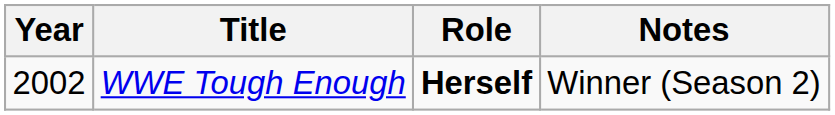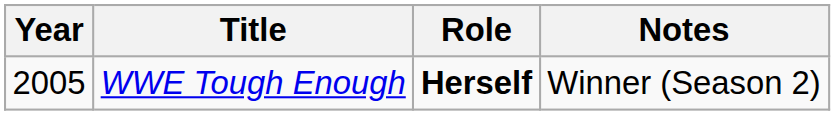(49, 82) 2002 -> (49, 82) 2005
